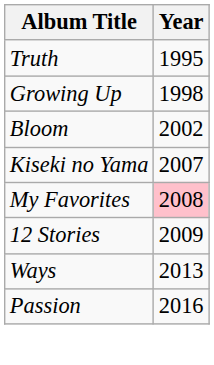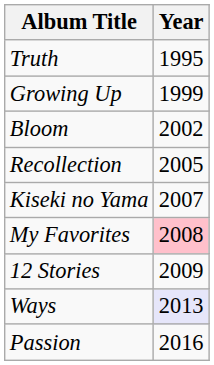(181, 93) 1998 -> (181, 93) 1999
+ row: (66, 164)
(181, 270) no background -> (181, 306) lavender background
